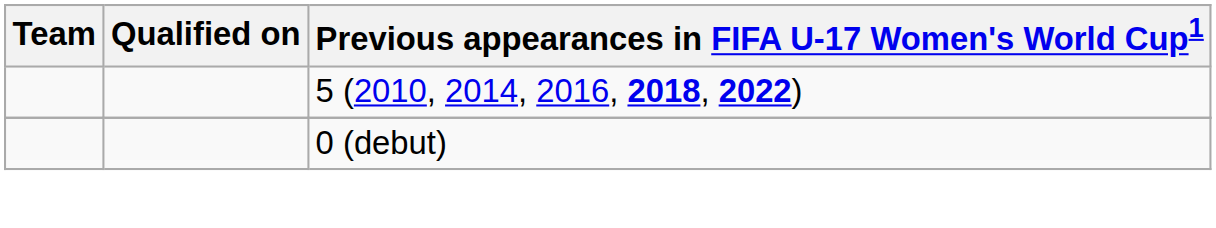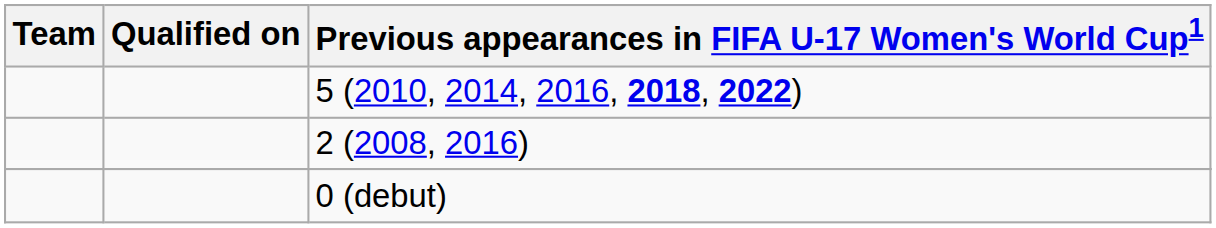+ row: (422, 143)
